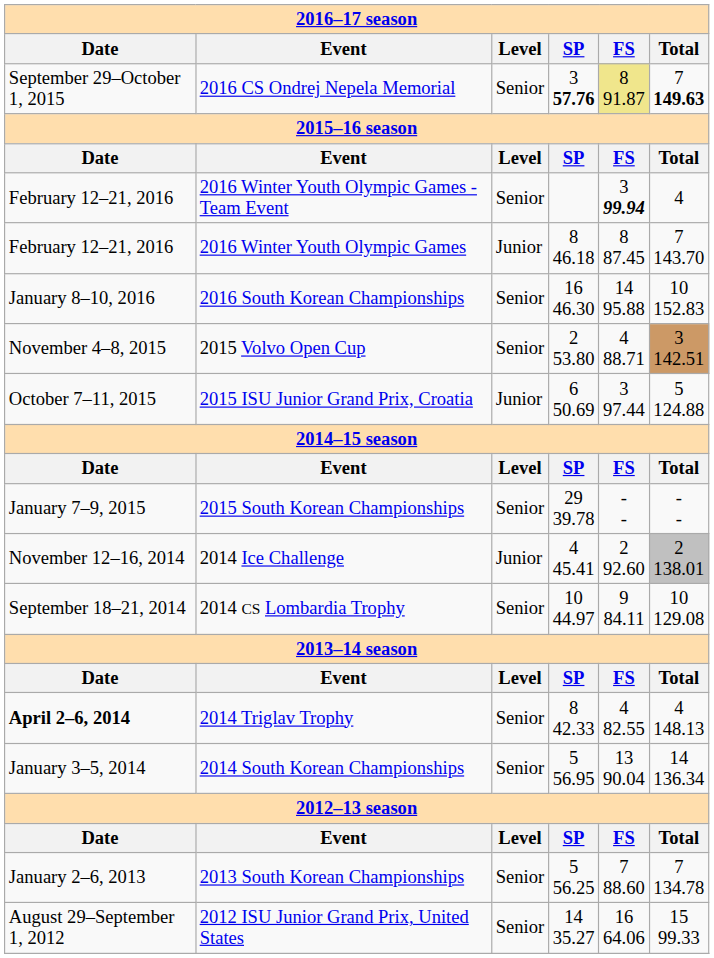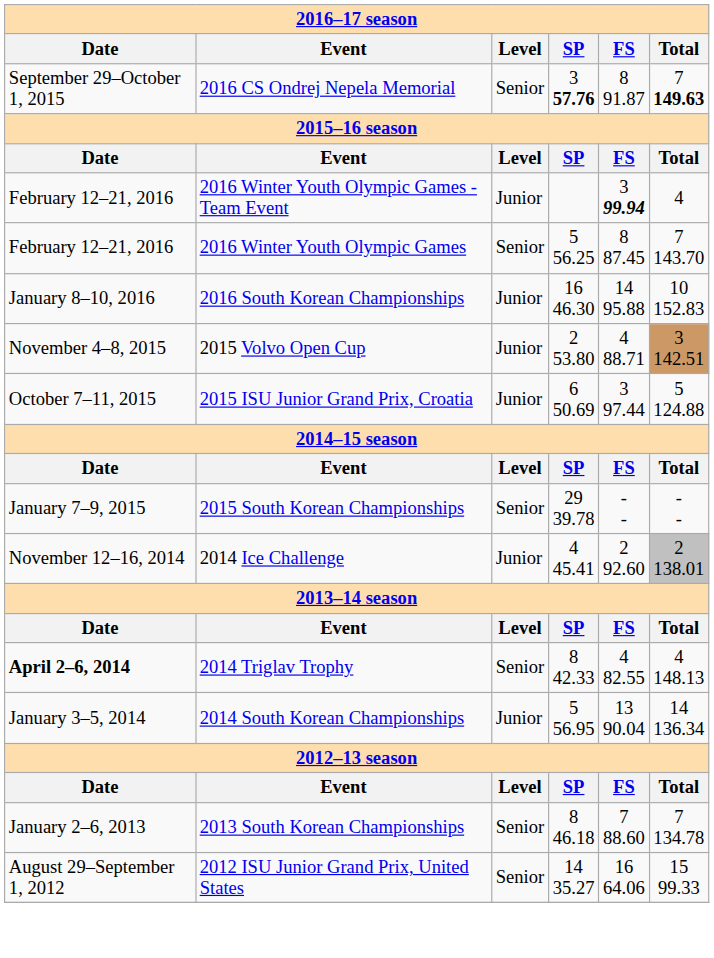(624, 88) khaki background -> (624, 88) no background
(520, 197) Senior -> (519, 197) Junior
(519, 248) Junior -> (520, 248) Senior
(574, 248) 8 46.18 -> (574, 248) 5 56.25
(520, 298) Senior -> (519, 298) Junior
(520, 348) Senior -> (519, 348) Junior
- row: (302, 608)
(520, 768) Senior -> (519, 717) Junior
(574, 877) 5 56.25 -> (574, 827) 8 46.18
